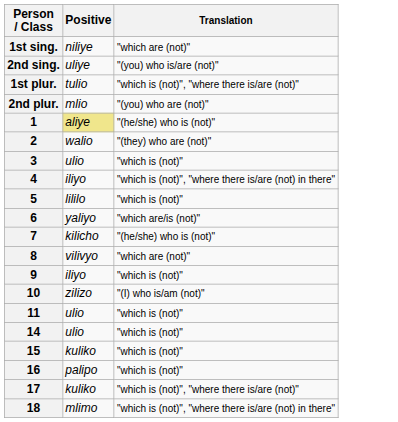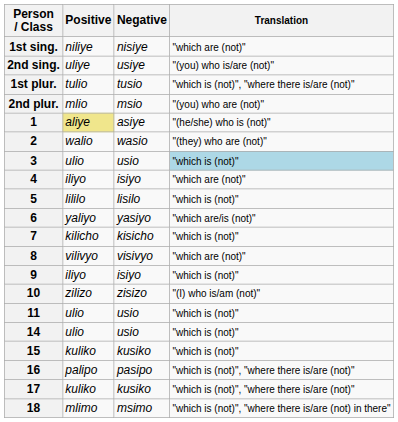+ column: (142, 20)
(150, 161) no background -> (205, 161) lightblue background
(226, 180) "which is (not)", "where there is/are (not) in there" -> (209, 180) "which are (not)"
(166, 237) "(he/she) who is (not)" -> (205, 237) "which is (not)"
(150, 370) "which is (not)" -> (263, 370) "which is (not)", "where there is/are (not)"
